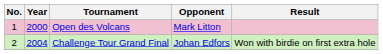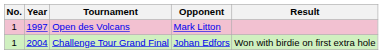(37, 27) 2000 -> (37, 27) 1997
(14, 42) 2 -> (14, 42) 1
